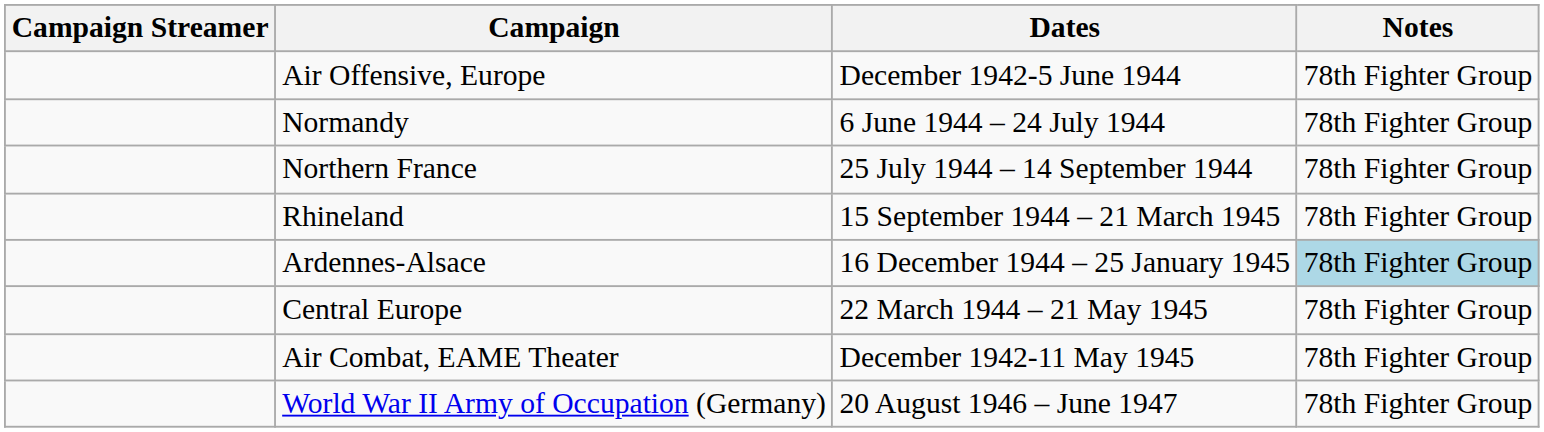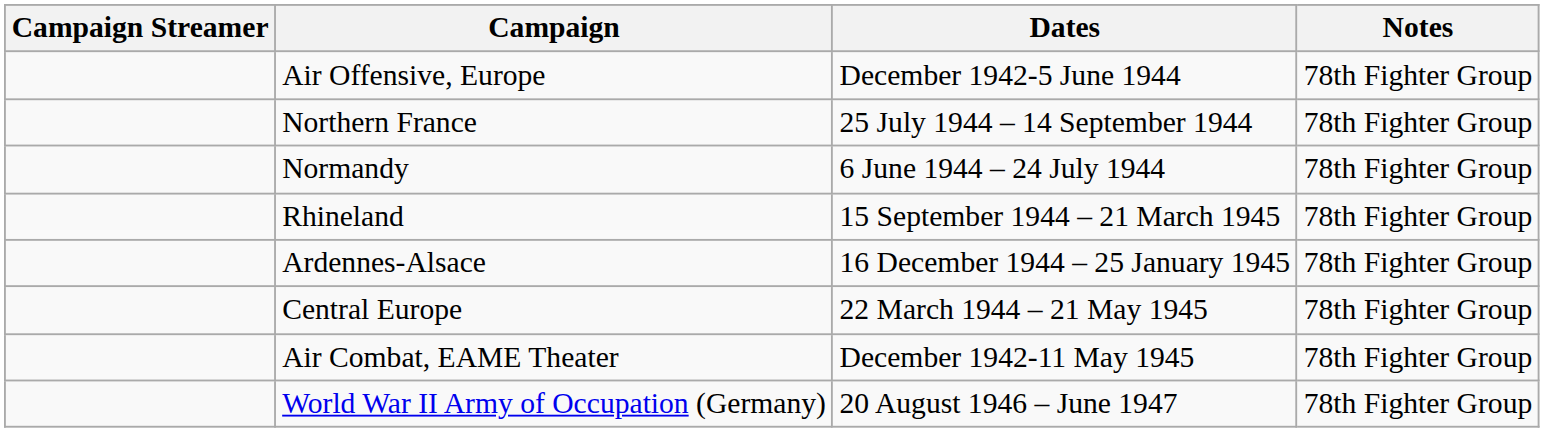rows swapped: (345, 121) <-> (380, 168)
(1418, 262) lightblue background -> (1418, 262) no background
